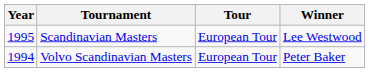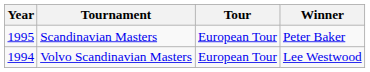(322, 36) Lee Westwood -> (314, 36) Peter Baker
(314, 57) Peter Baker -> (322, 57) Lee Westwood
